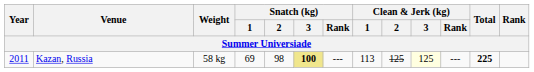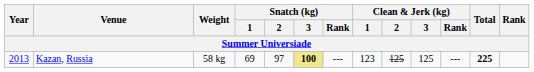(19, 59) 2011 -> (19, 59) 2013
(279, 59) 98 -> (279, 59) 97
(367, 59) 113 -> (367, 59) 123
(426, 59) lightyellow background -> (426, 59) no background
